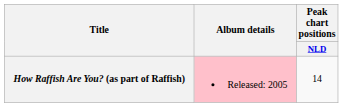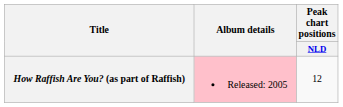(317, 79) 14 -> (317, 79) 12
